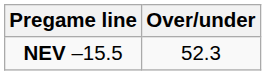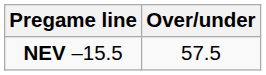(201, 53) 52.3 -> (201, 53) 57.5
